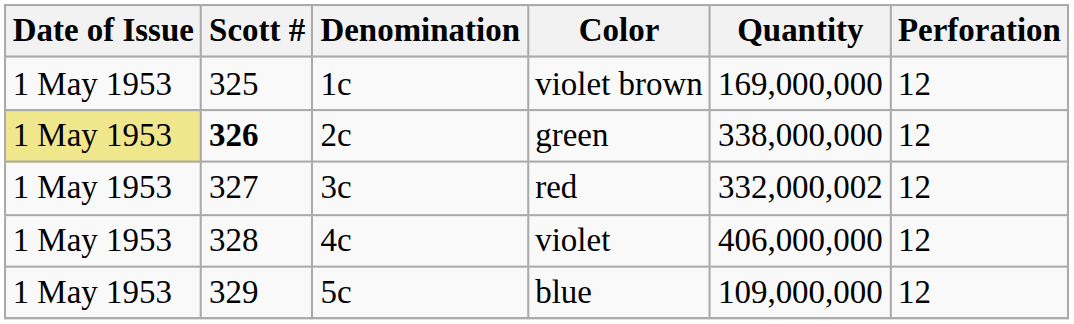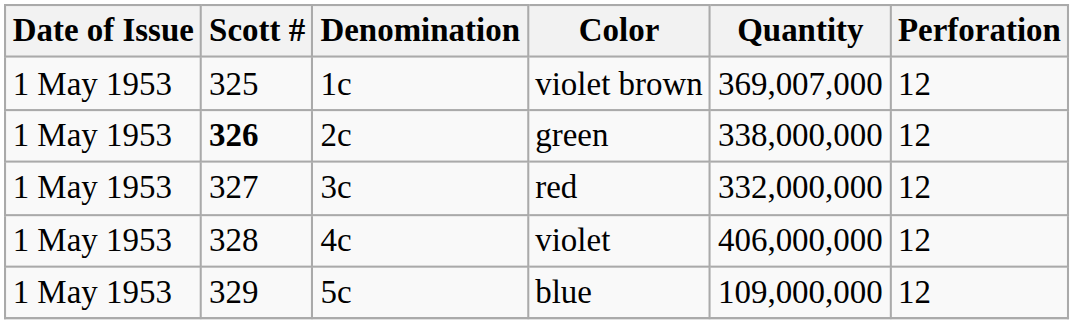(800, 82) 169,000,000 -> (800, 82) 369,007,000
(92, 135) khaki background -> (92, 135) no background
(800, 187) 332,000,002 -> (800, 187) 332,000,000
